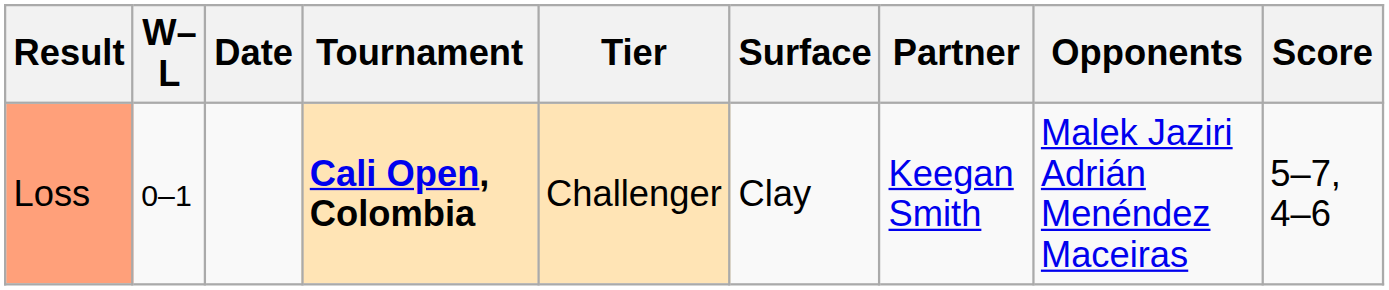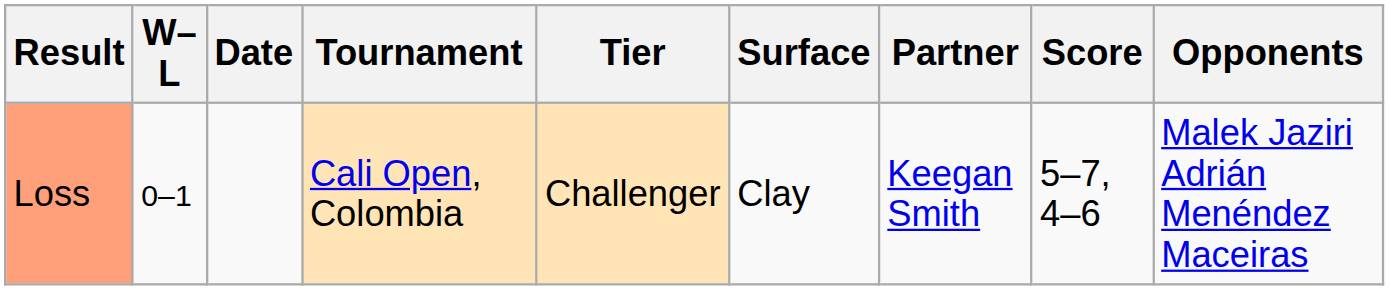columns swapped: (1147, 53) <-> (1322, 53)
(400, 193) bold -> (396, 193) normal
